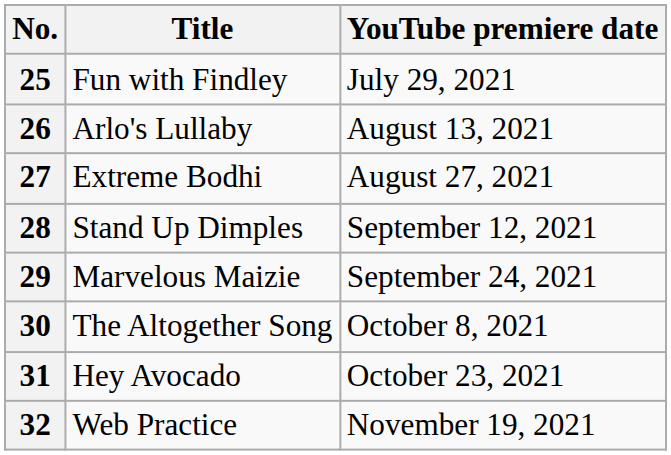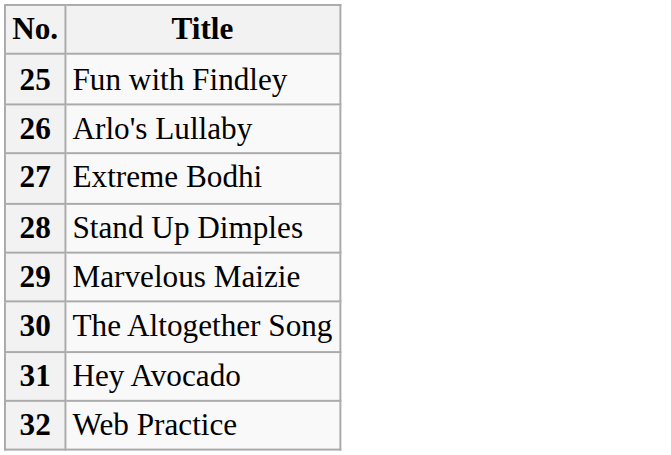- column: (503, 29)
